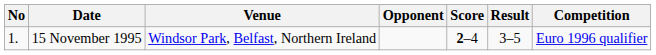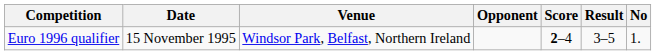columns swapped: (16, 15) <-> (592, 15)
